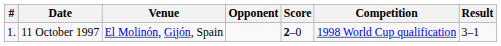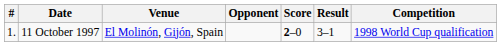columns swapped: (478, 13) <-> (387, 13)
